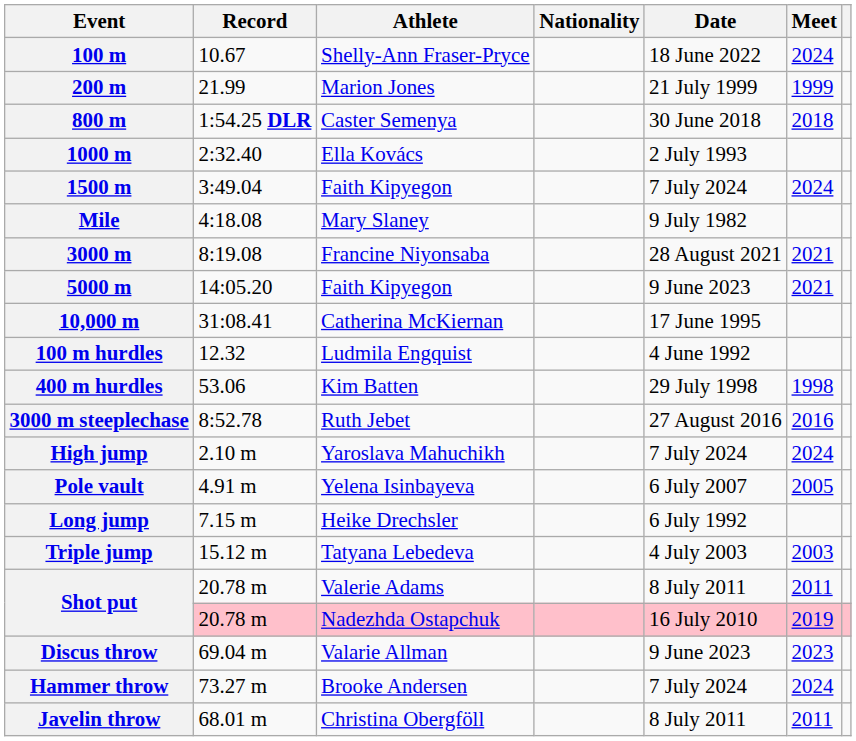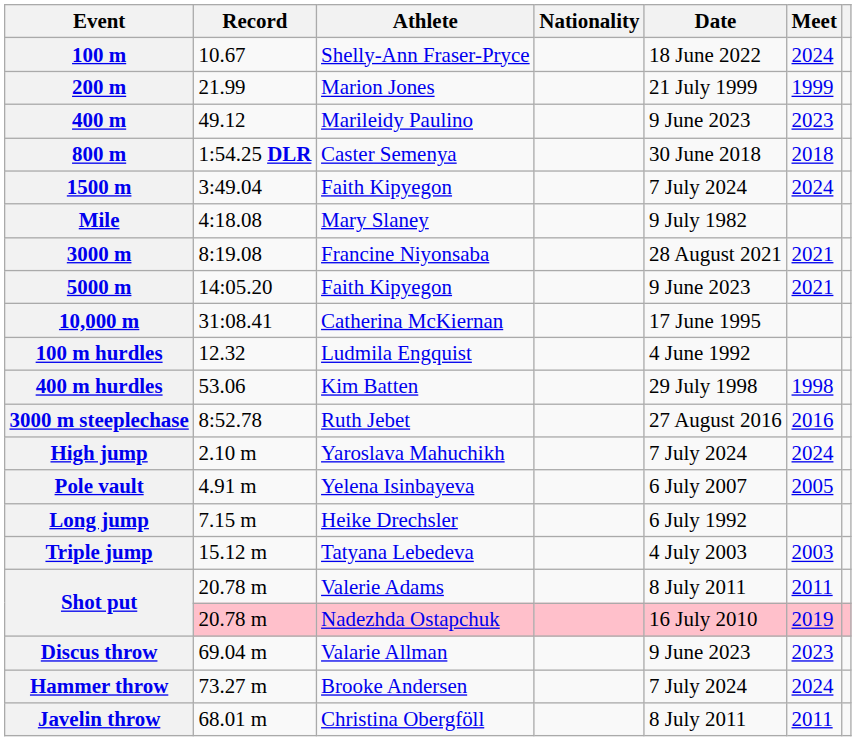+ row: (99, 120)
- row: (99, 154)
